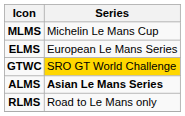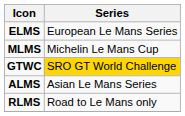rows swapped: (24, 31) <-> (24, 48)
(105, 84) bold -> (102, 84) normal
